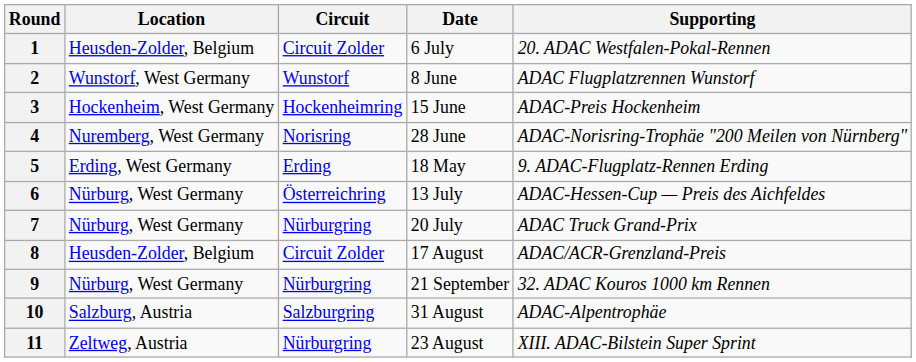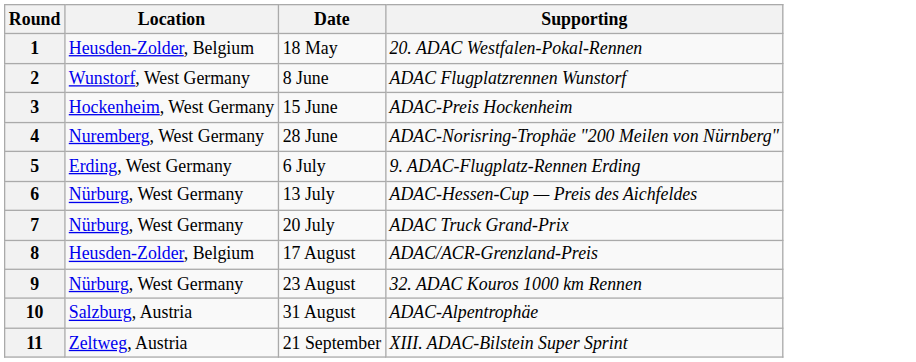- column: (343, 18)
(432, 48) 6 July -> (310, 48) 18 May
(438, 165) 18 May -> (304, 165) 6 July
(460, 283) 21 September -> (319, 283) 23 August
(447, 342) 23 August -> (332, 342) 21 September
